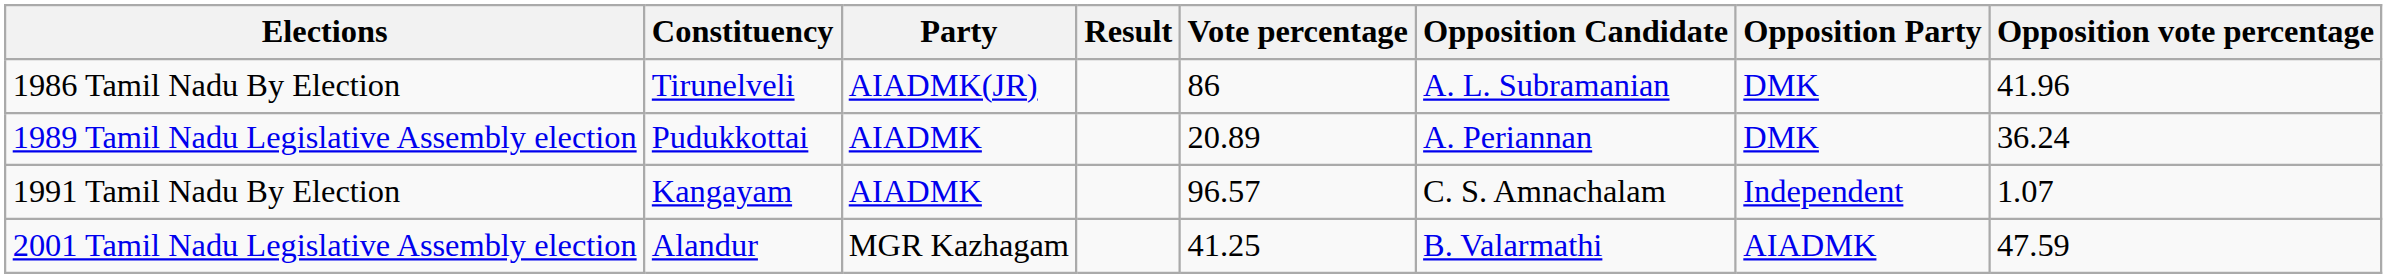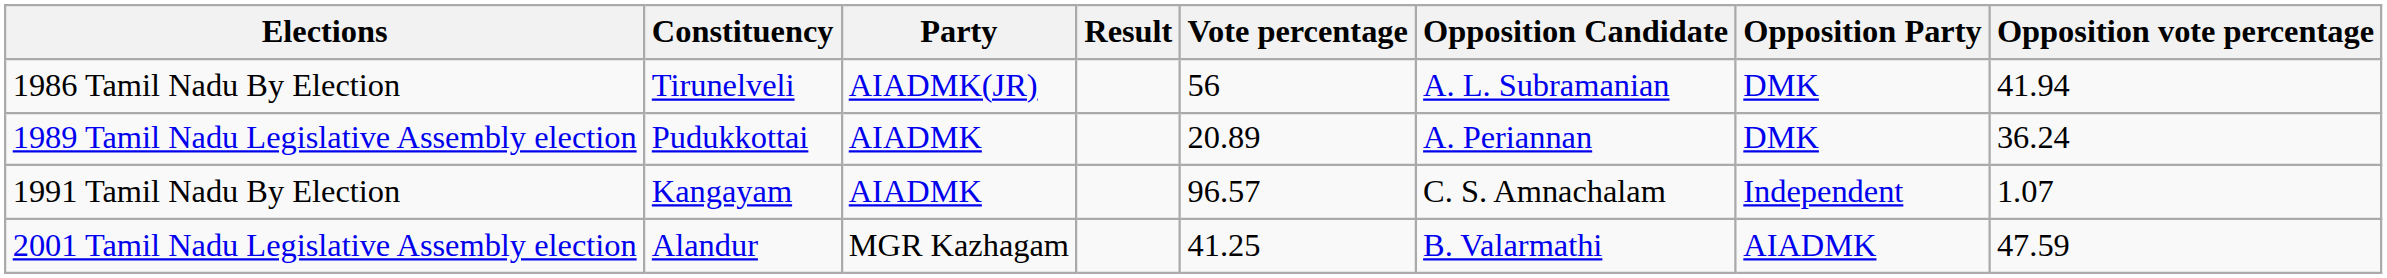(1204, 85) 86 -> (1204, 85) 56
(2033, 85) 41.96 -> (2033, 85) 41.94
